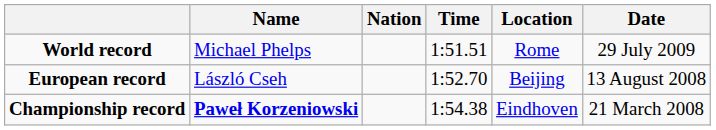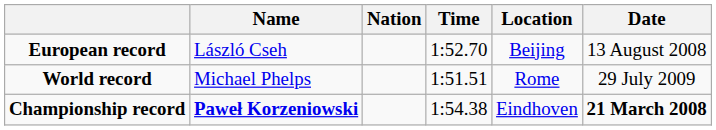rows swapped: (97, 49) <-> (97, 79)
(646, 109) normal -> (647, 109) bold
